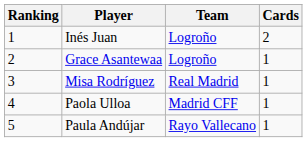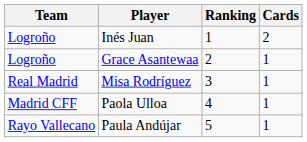columns swapped: (33, 15) <-> (212, 15)
